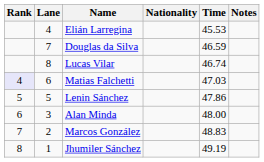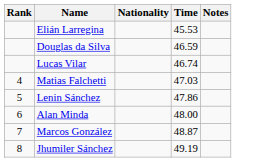- column: (48, 13)
(19, 81) lavender background -> (19, 81) no background
(214, 132) 48.83 -> (186, 132) 48.87
